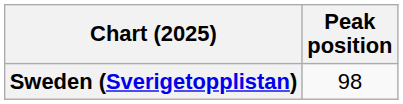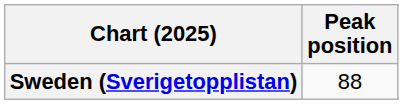(350, 81) 98 -> (350, 81) 88
